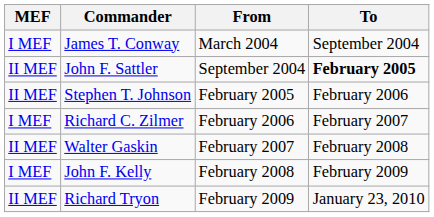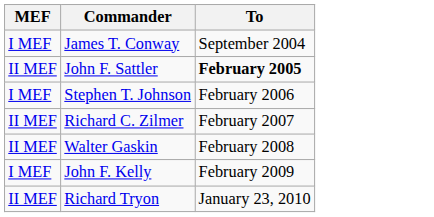- column: (252, 17)
(33, 95) II MEF -> (30, 95) I MEF
(30, 120) I MEF -> (33, 120) II MEF
